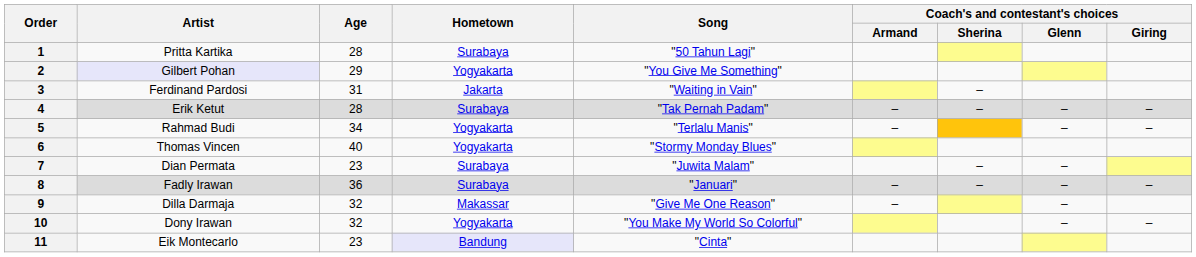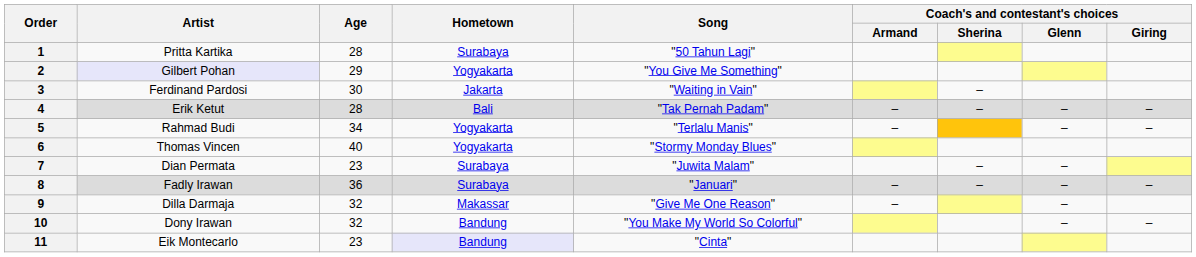(356, 90) 31 -> (356, 90) 30
(483, 109) Surabaya -> (483, 109) Bali
(483, 223) Yogyakarta -> (483, 223) Bandung
